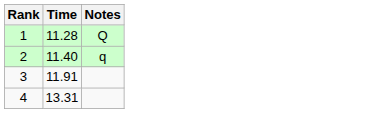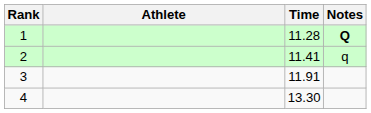+ column: (164, 14)
(103, 35) normal -> (345, 35) bold
(62, 56) 11.40 -> (304, 56) 11.41
(62, 98) 13.31 -> (304, 98) 13.30
